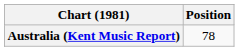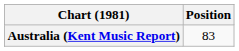(208, 35) 78 -> (208, 35) 83
